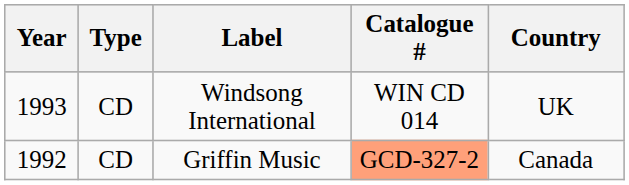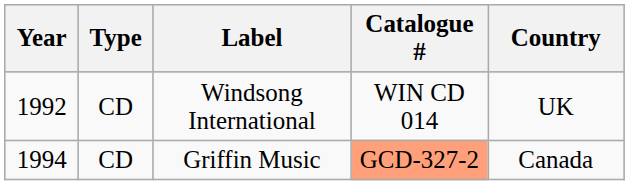(42, 105) 1993 -> (42, 105) 1992
(42, 159) 1992 -> (42, 159) 1994
